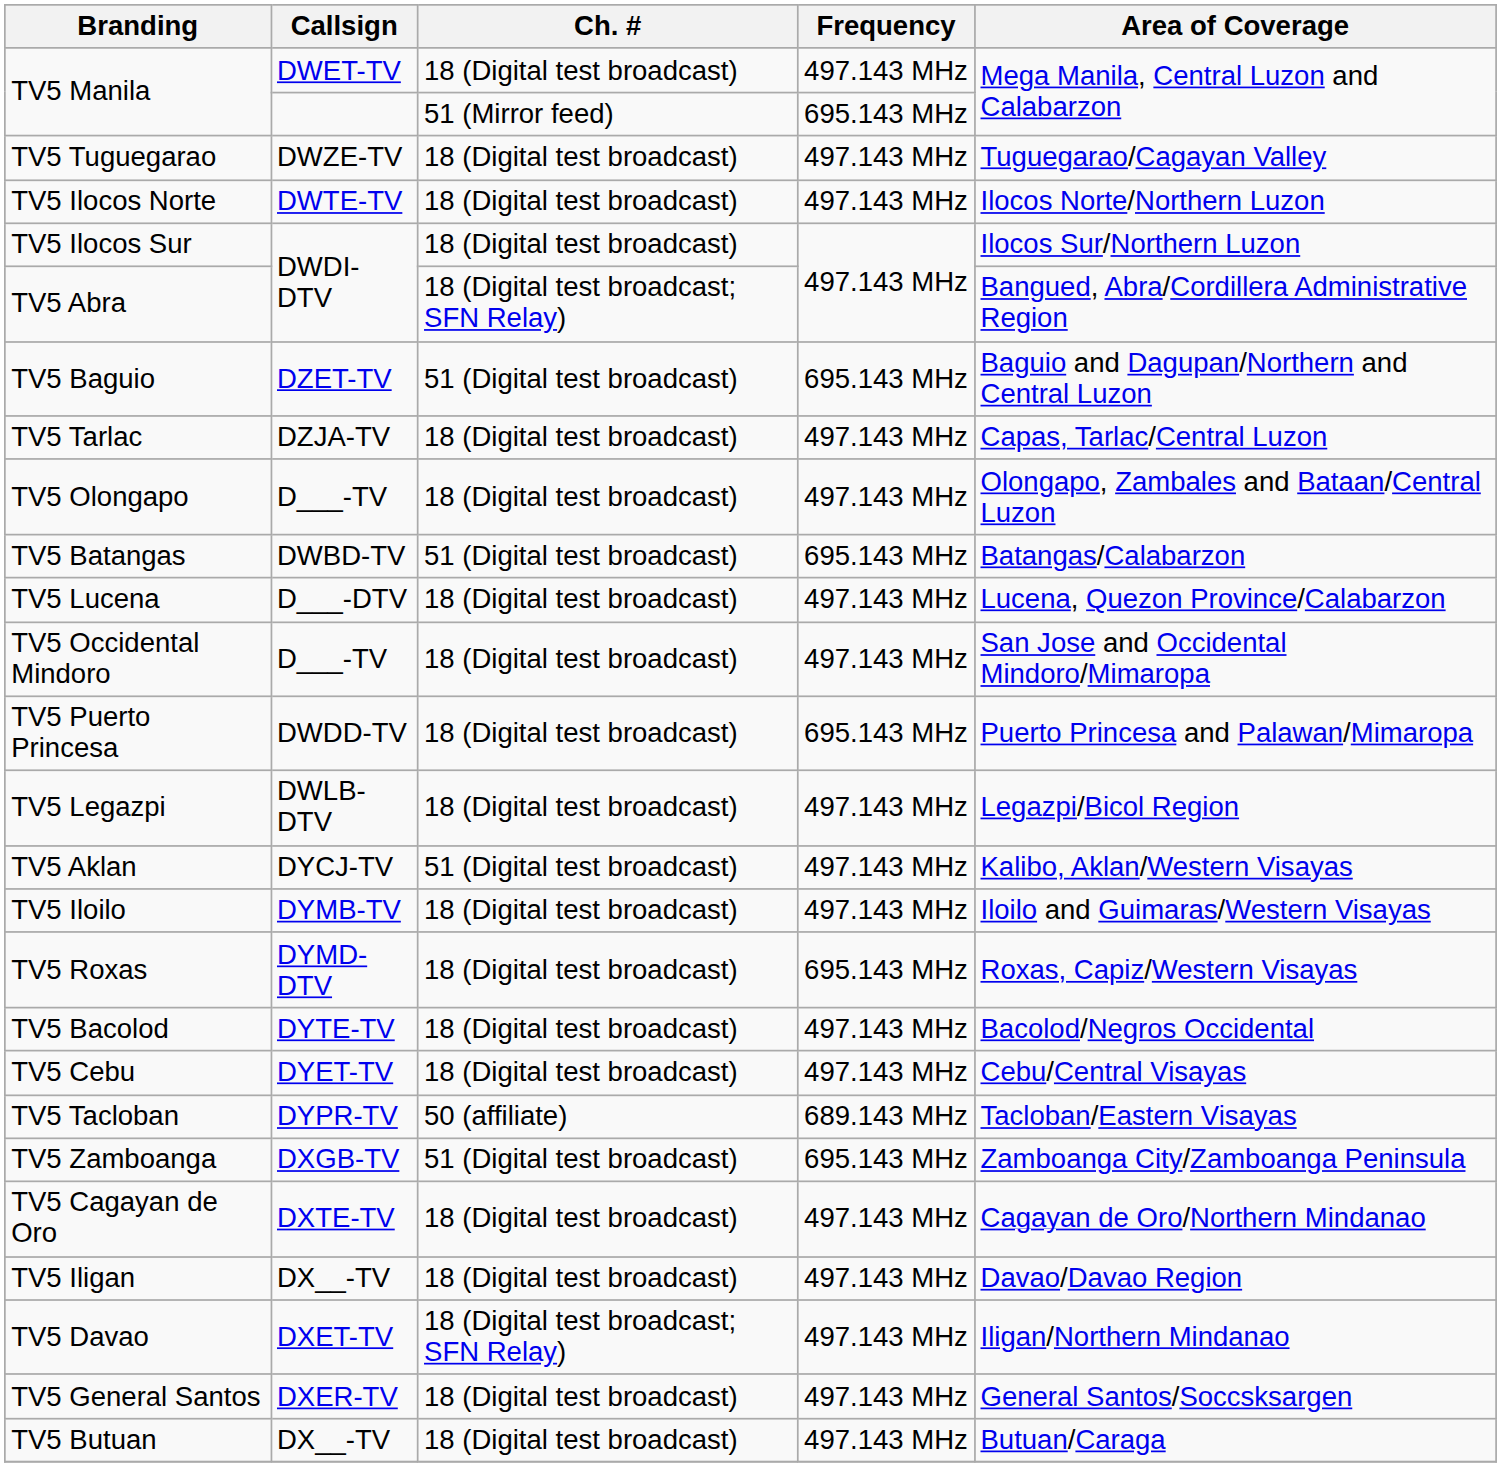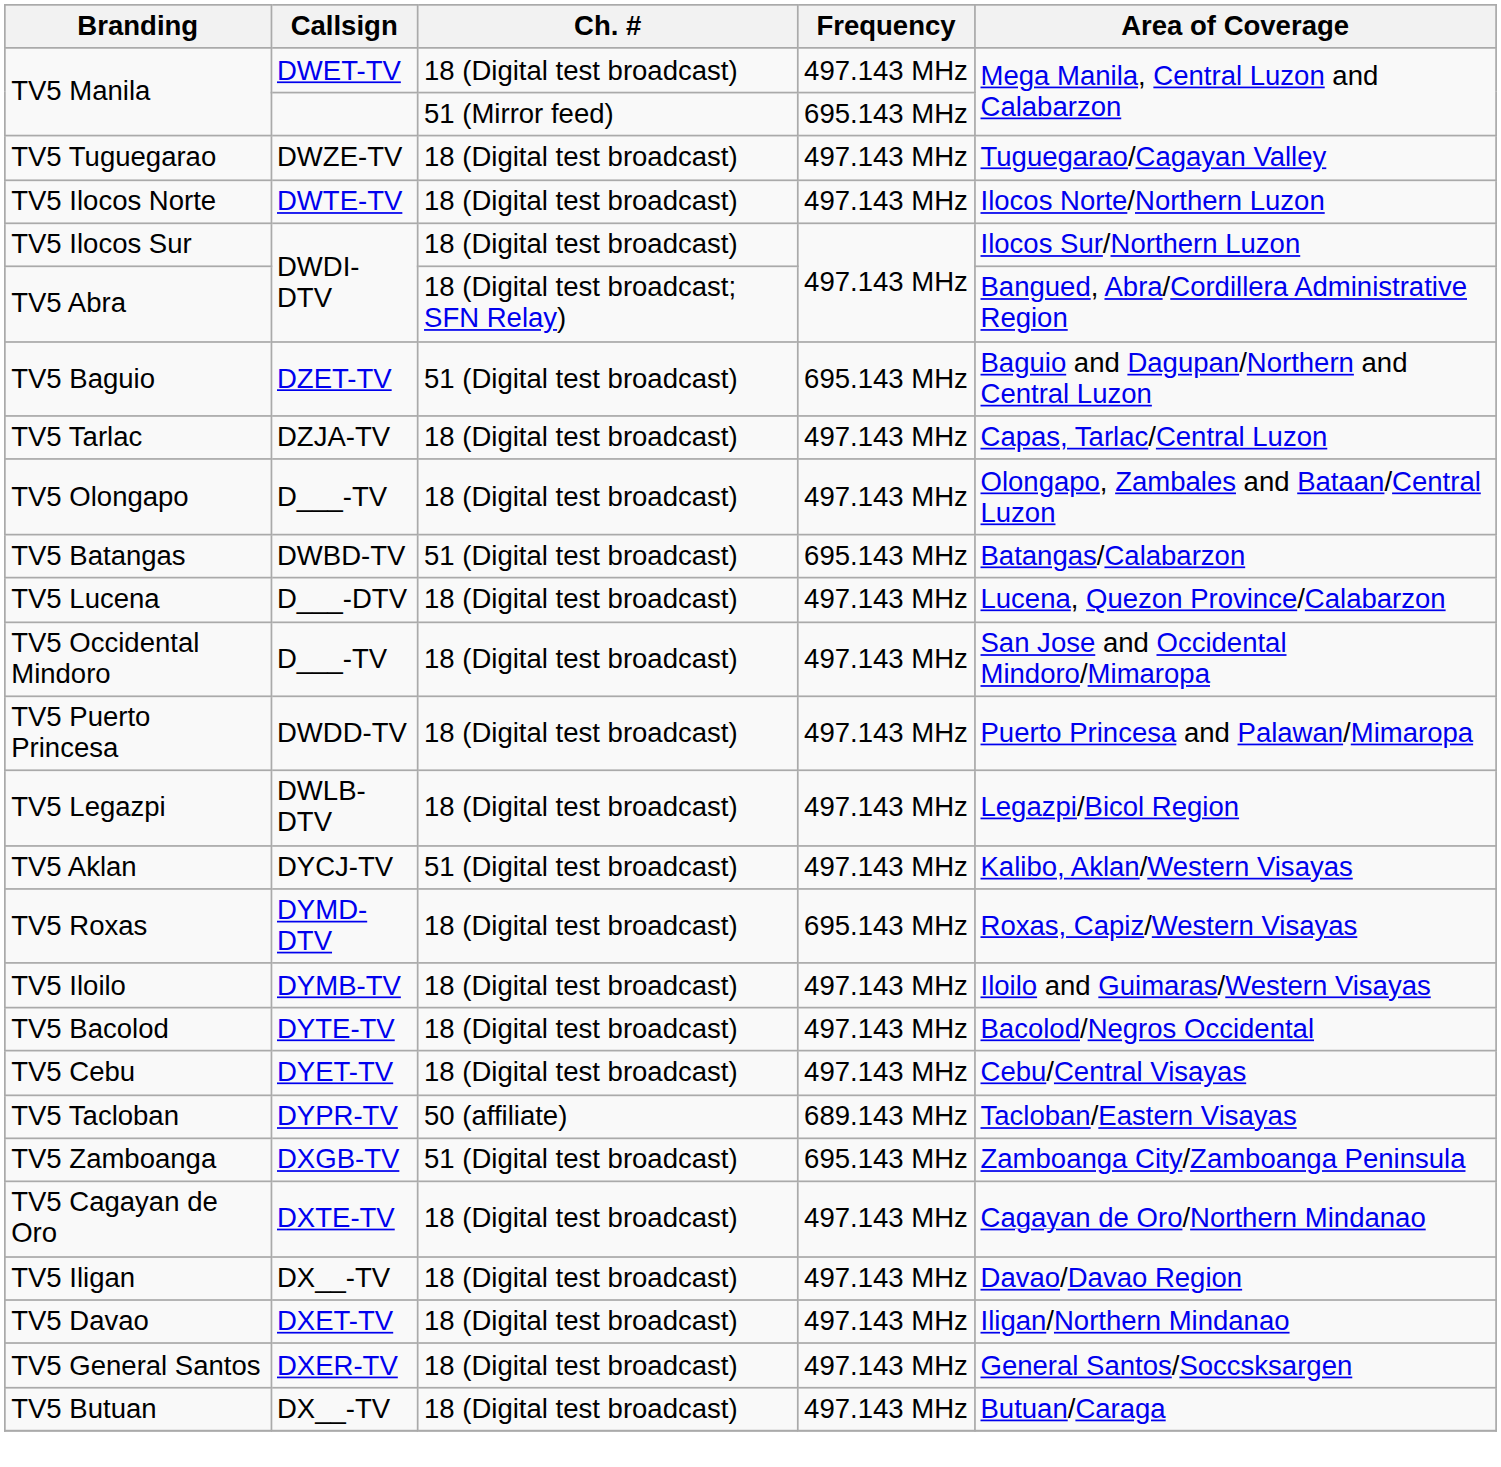(886, 733) 695.143 MHz -> (886, 733) 497.143 MHz
rows swapped: (79, 969) <-> (69, 910)
(580, 1336) 18 (Digital test broadcast; SFN Relay) -> (581, 1321) 18 (Digital test broadcast)
